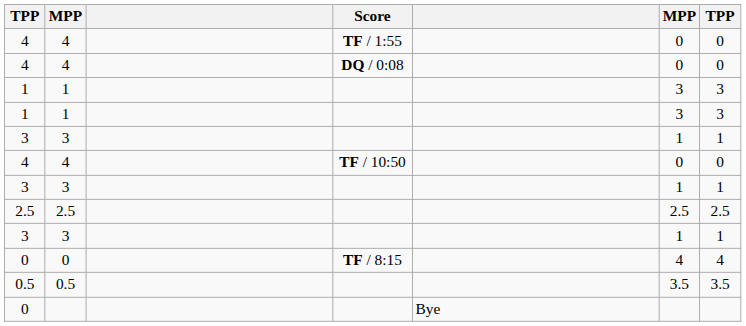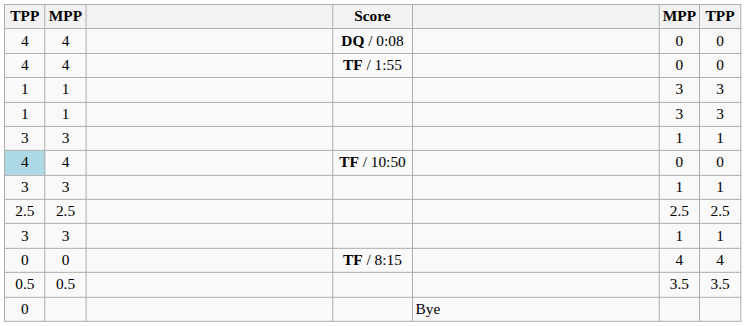rows swapped: (66, 41) <-> (66, 65)
(25, 162) no background -> (25, 162) lightblue background
